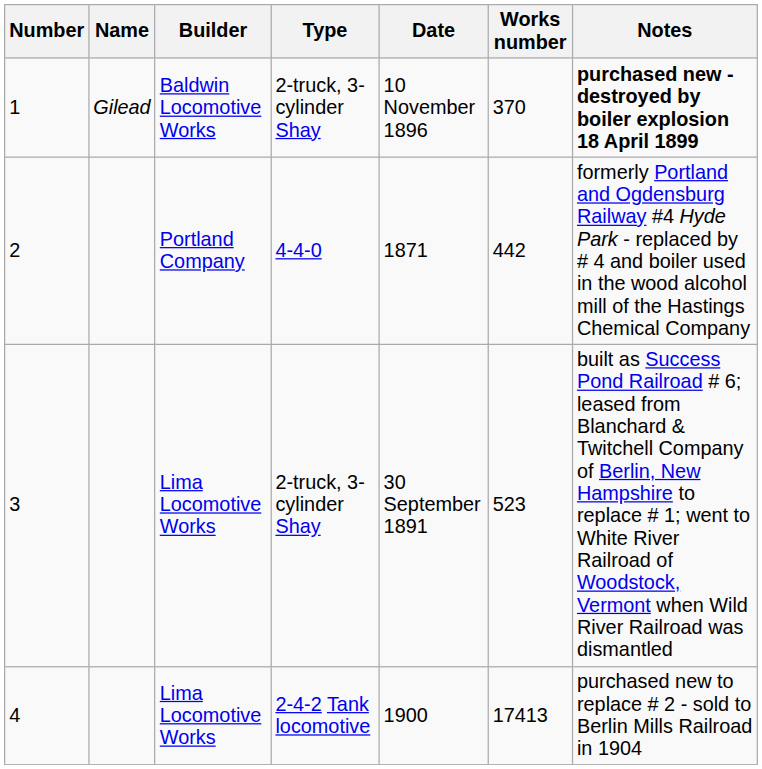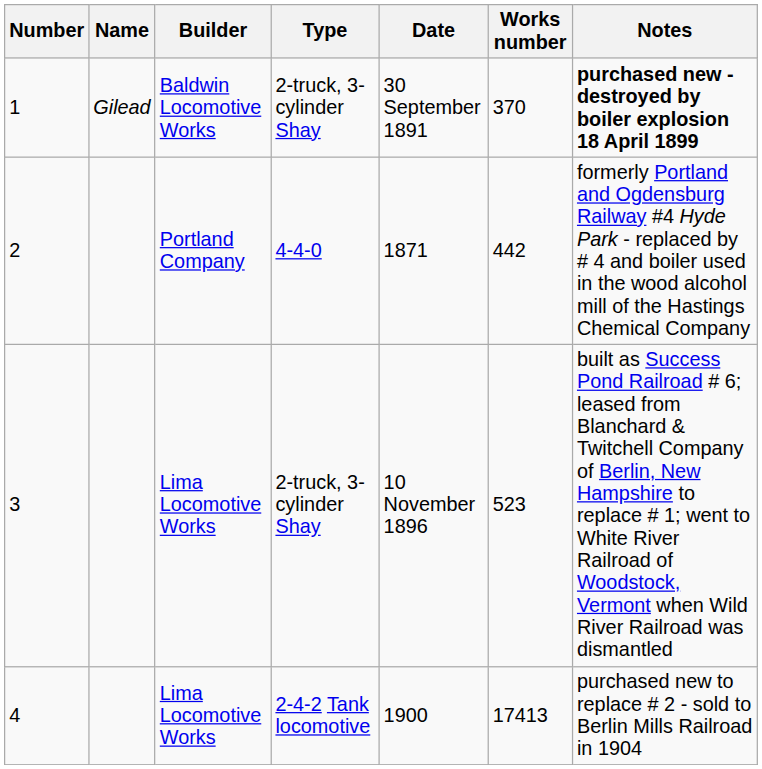(429, 107) 10 November 1896 -> (432, 107) 30 September 1891
(432, 505) 30 September 1891 -> (429, 505) 10 November 1896
